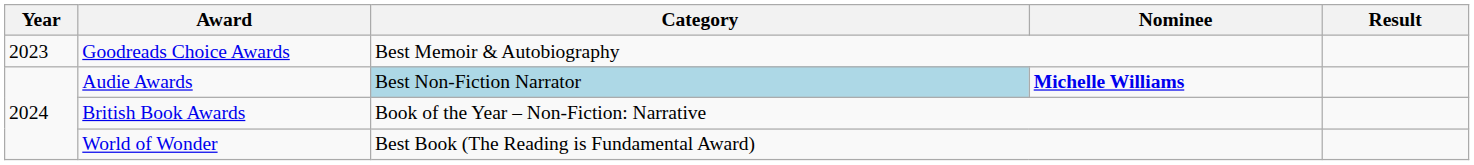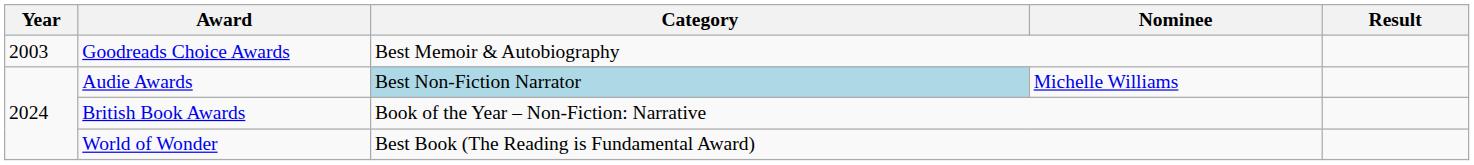(29, 50) 2023 -> (29, 50) 2003
(1109, 81) bold -> (1106, 81) normal
